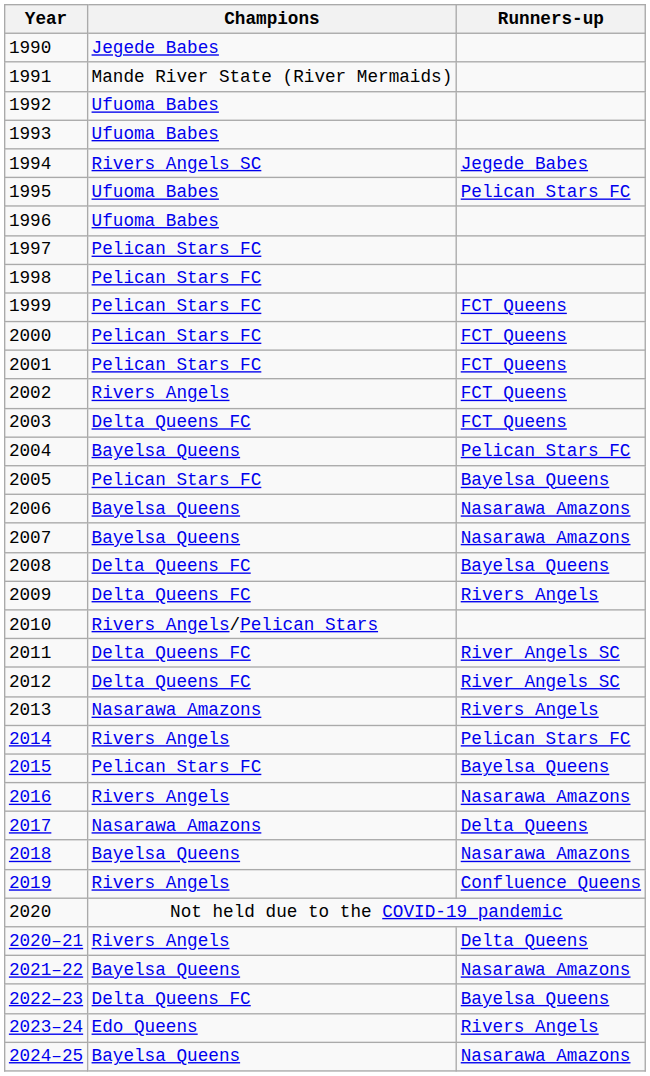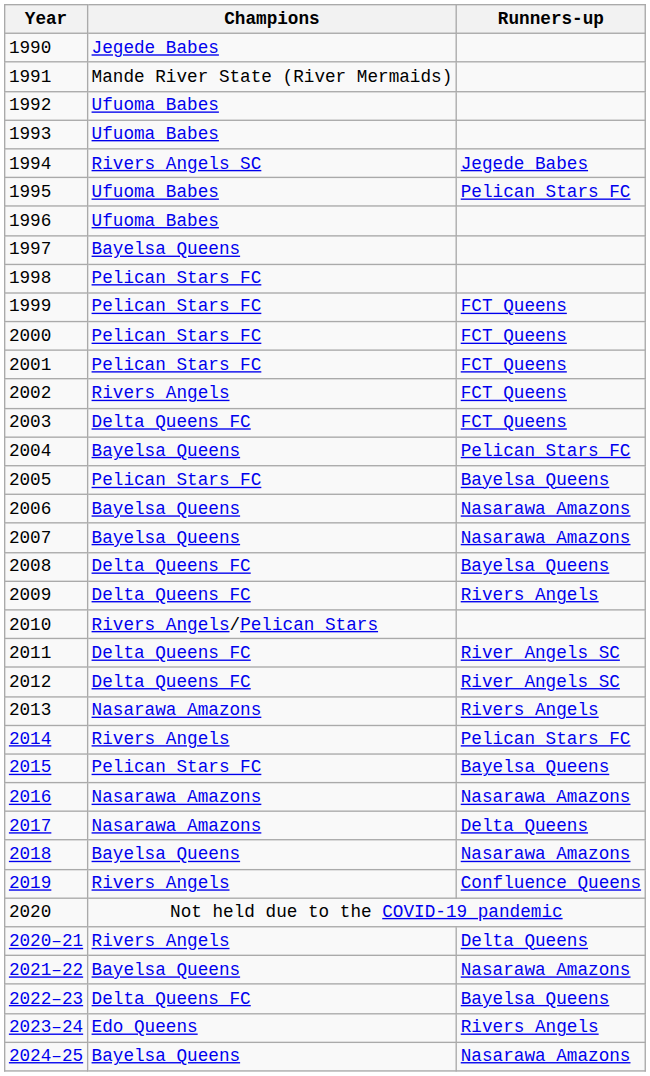(176, 250) Pelican Stars FC -> (166, 250) Bayelsa Queens
(161, 797) Rivers Angels -> (176, 797) Nasarawa Amazons
